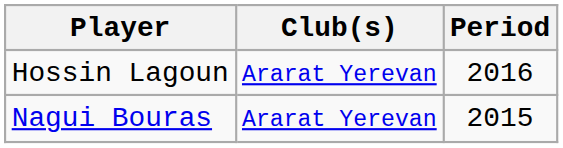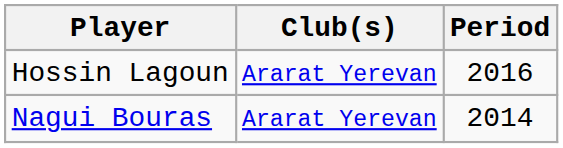(500, 118) 2015 -> (500, 118) 2014
